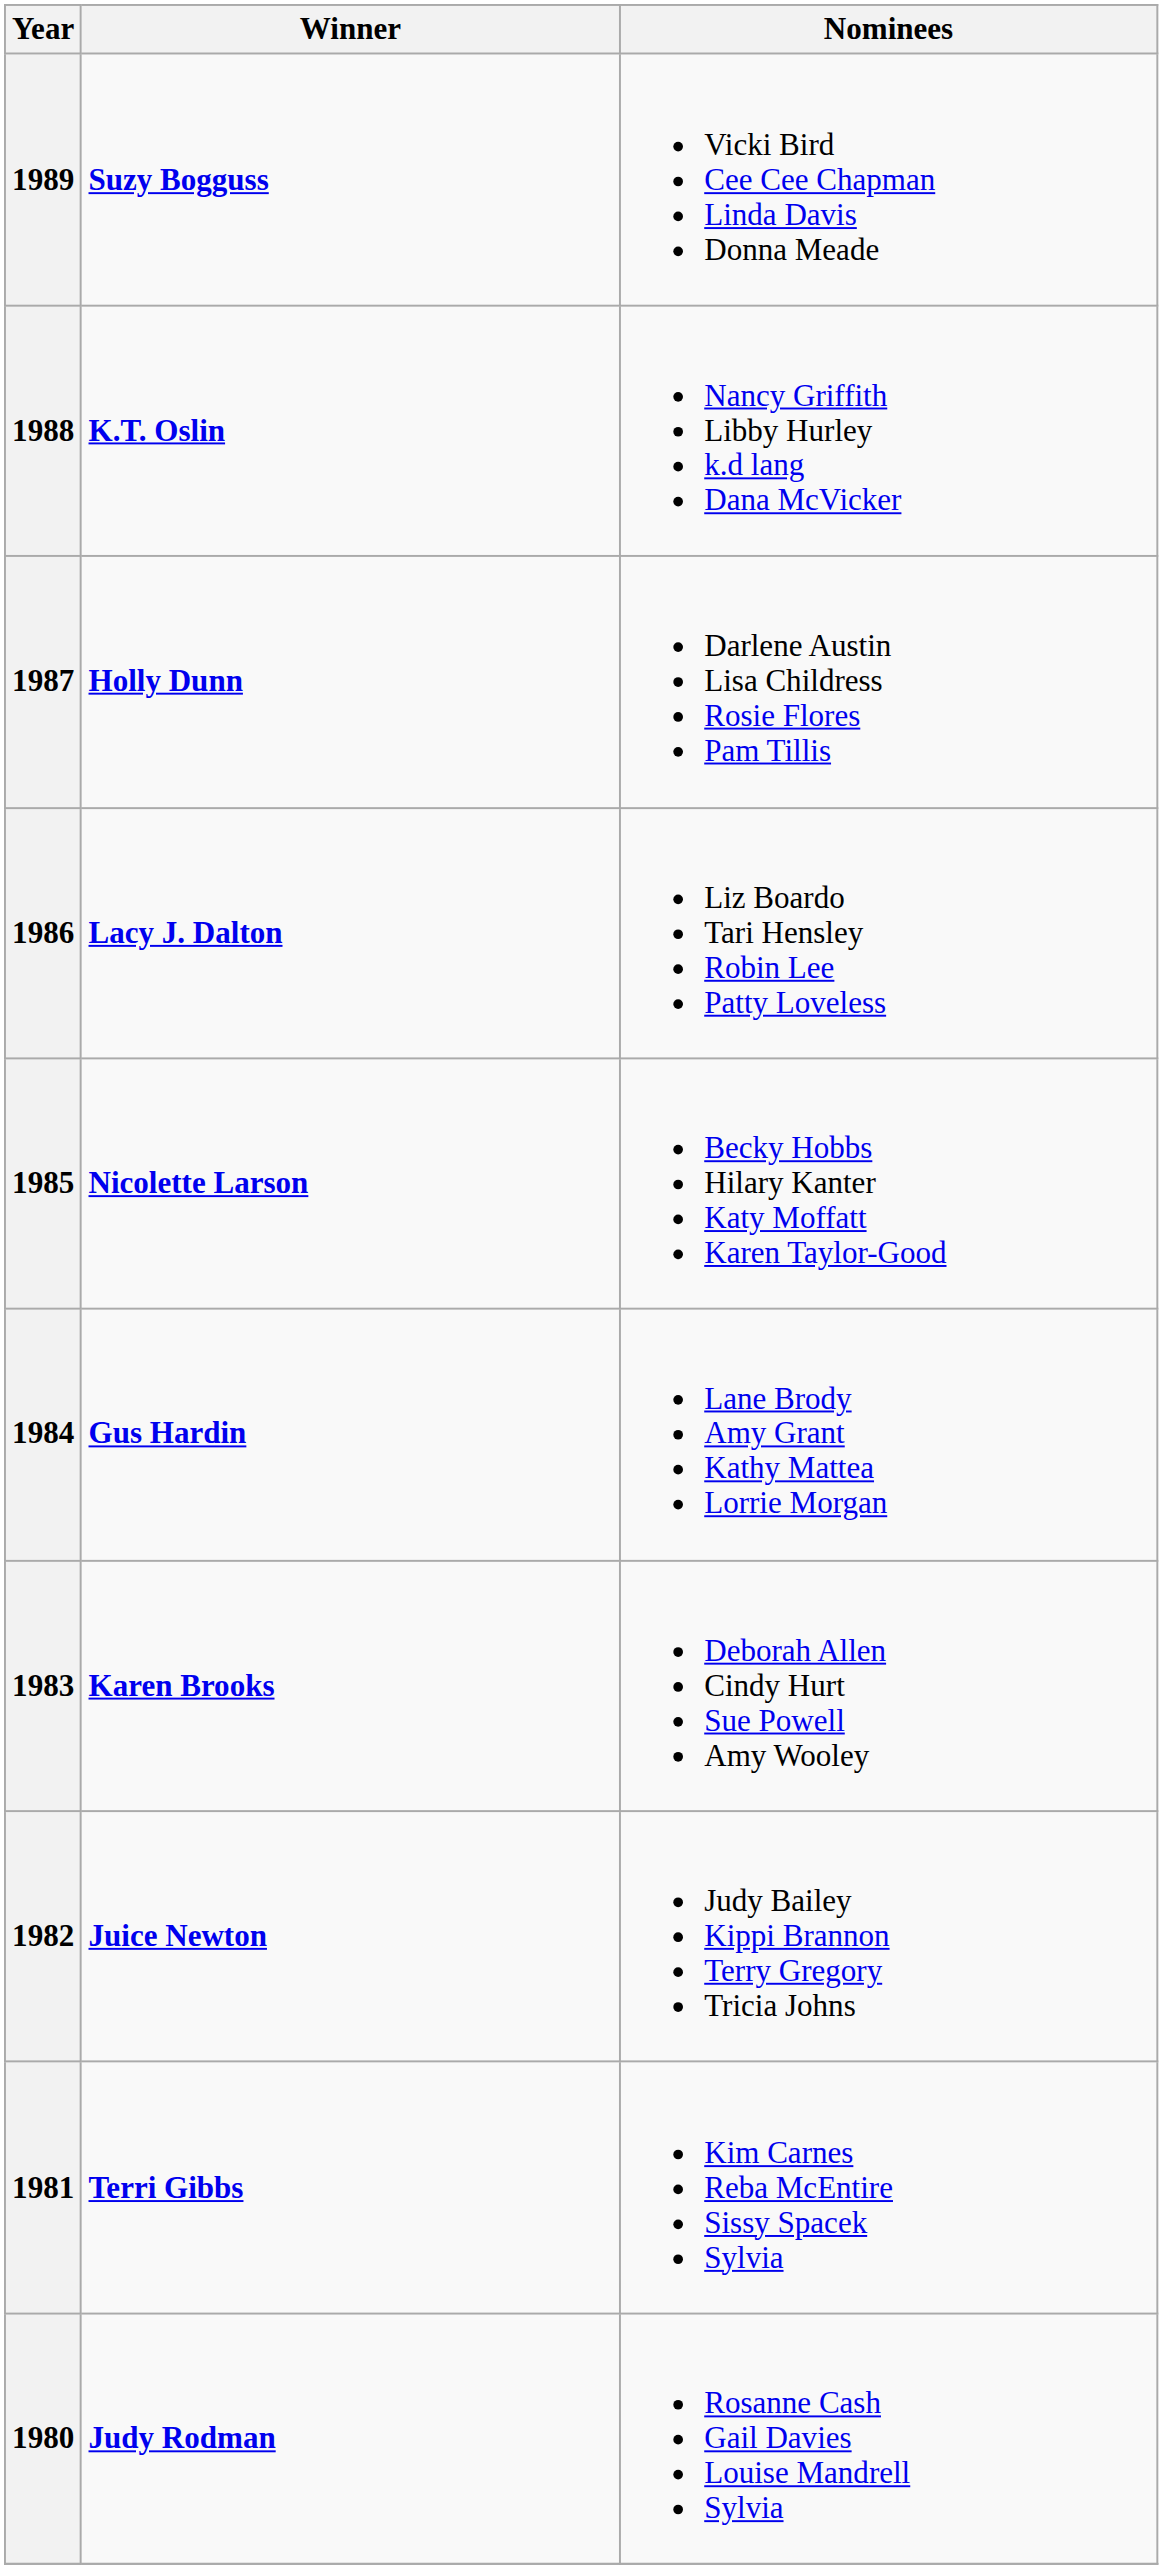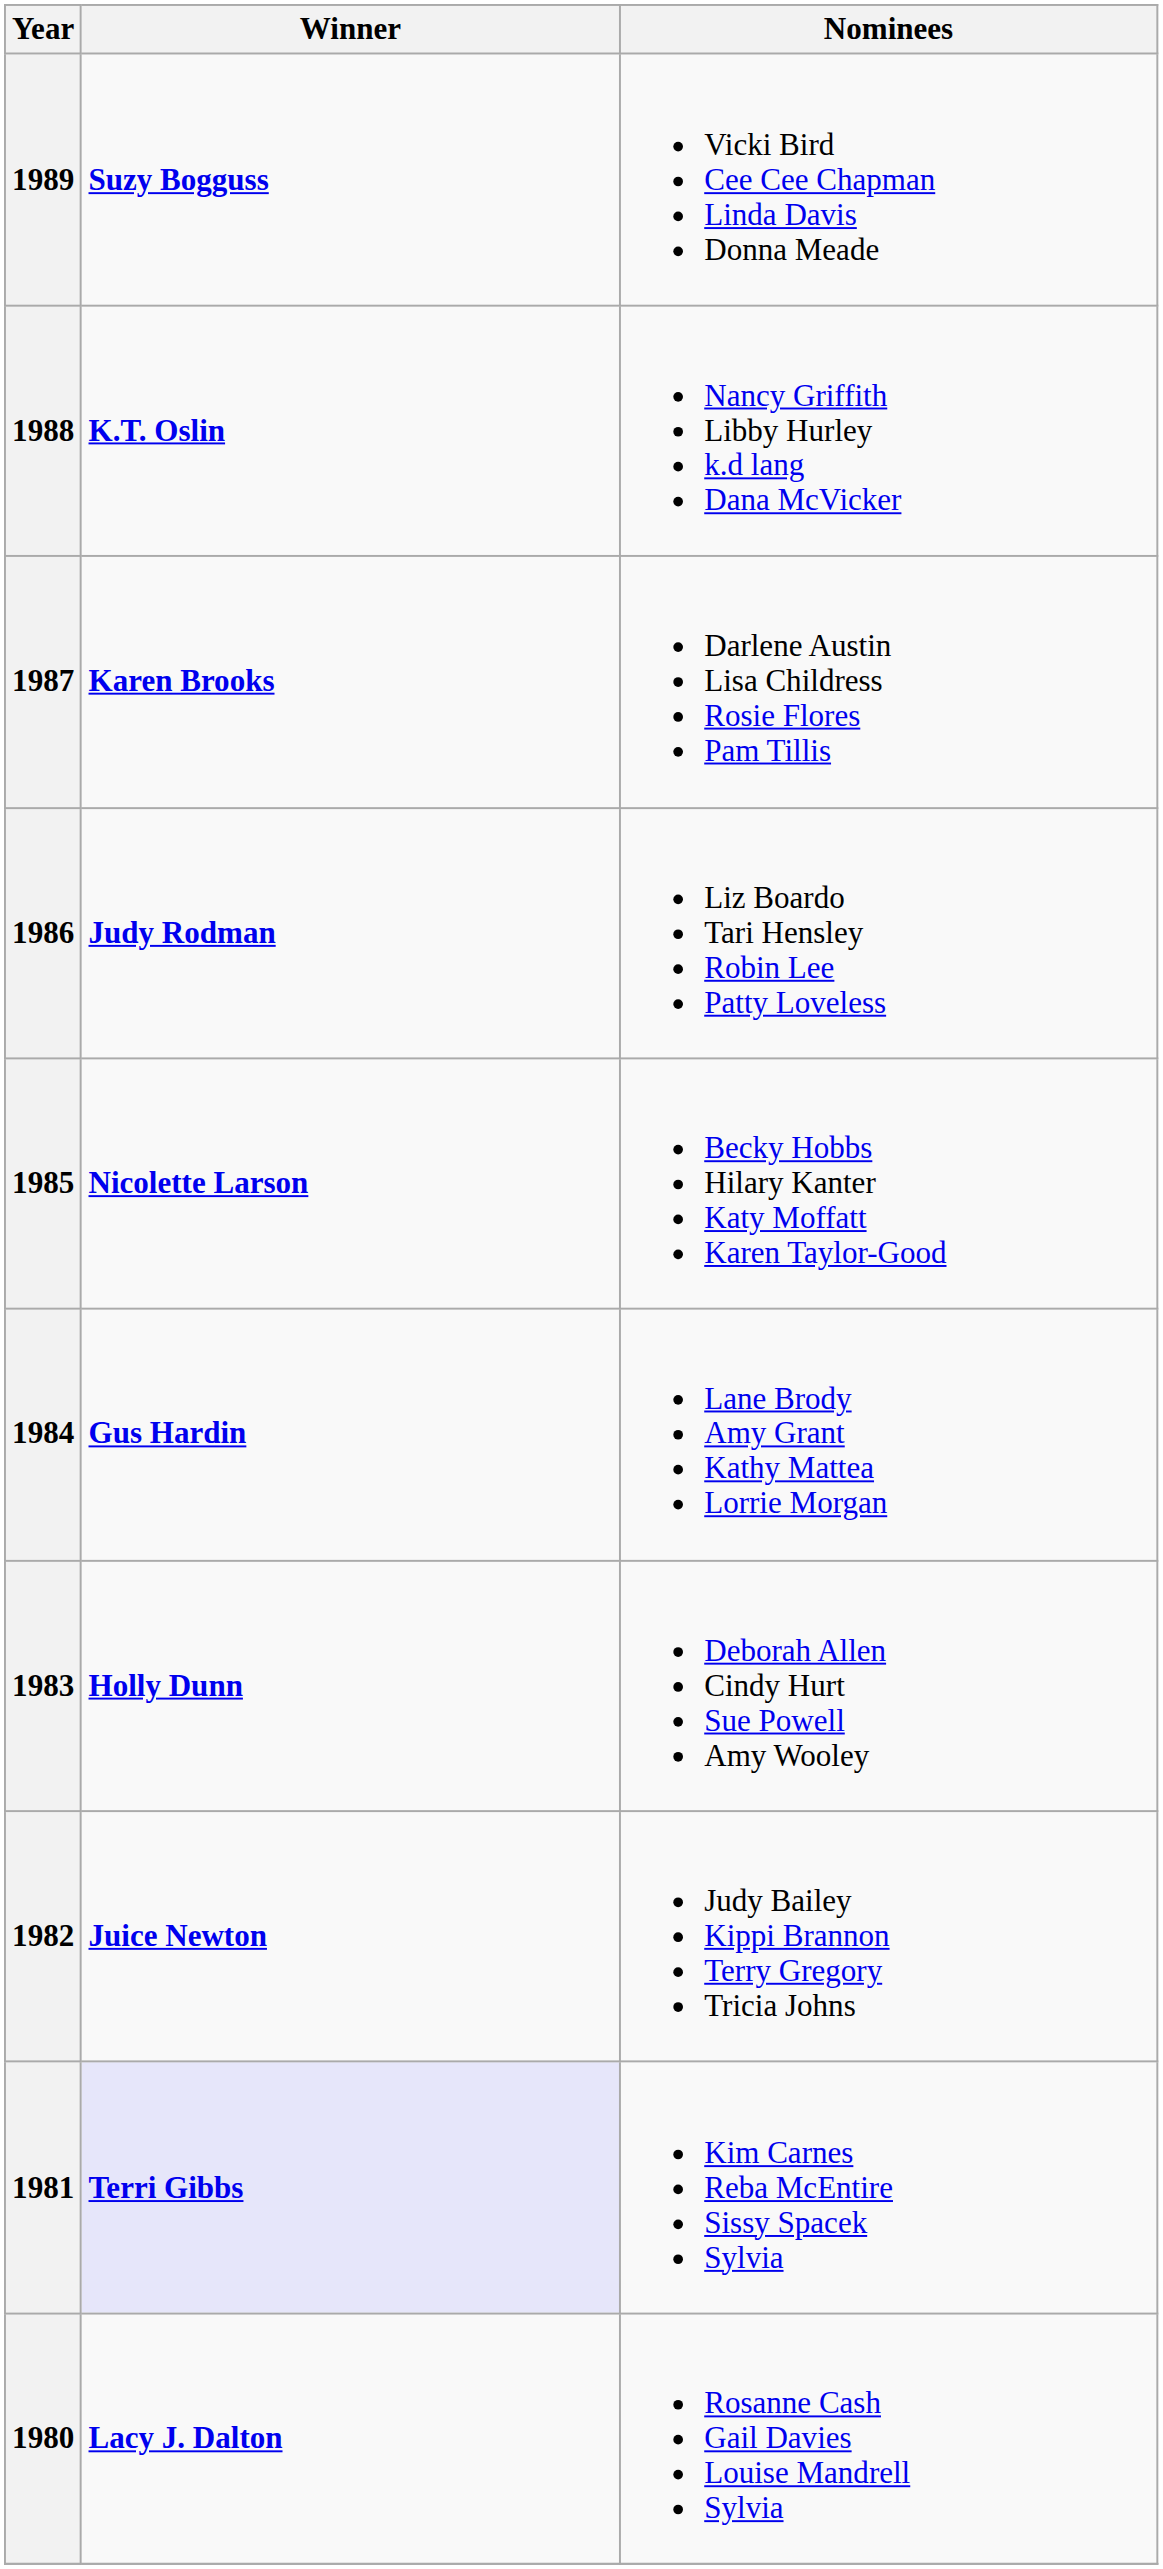(166, 681) Holly Dunn -> (182, 681) Karen Brooks
(186, 932) Lacy J. Dalton -> (182, 932) Judy Rodman
(182, 1685) Karen Brooks -> (166, 1685) Holly Dunn
(166, 2187) no background -> (166, 2187) lavender background
(182, 2438) Judy Rodman -> (186, 2438) Lacy J. Dalton
